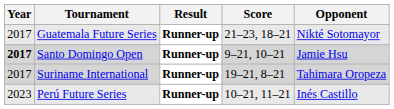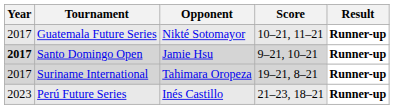columns swapped: (341, 14) <-> (191, 14)
(258, 34) 21–23, 18–21 -> (290, 34) 10–21, 11–21
(258, 94) 10–21, 11–21 -> (291, 94) 21–23, 18–21
